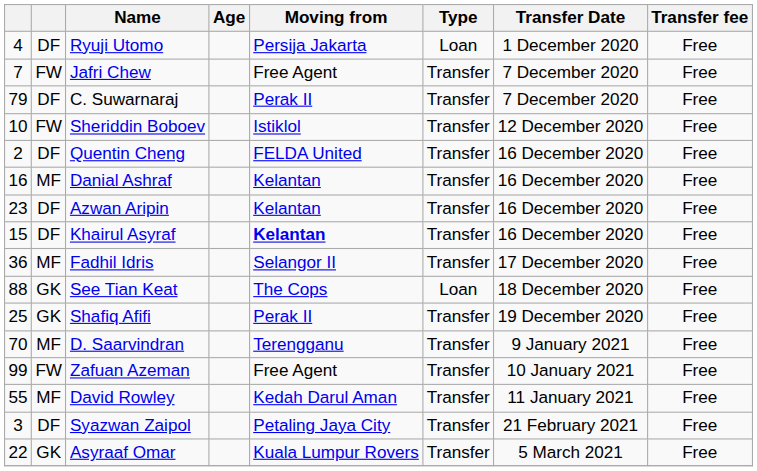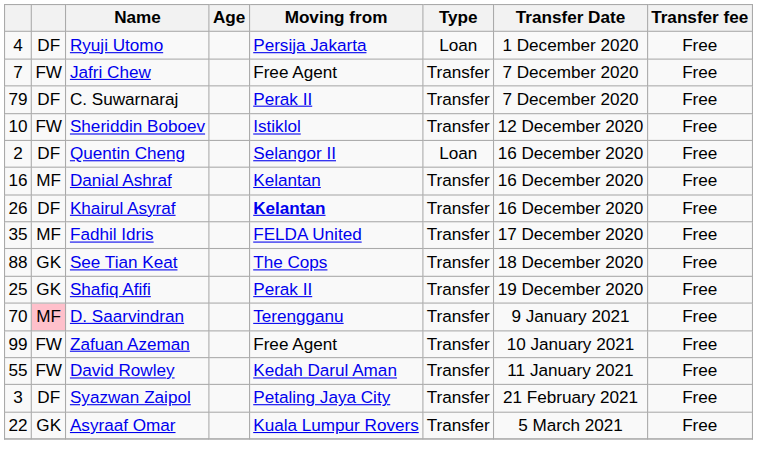(307, 153) FELDA United -> (295, 153) Selangor II
(458, 153) Transfer -> (458, 153) Loan
- row: (119, 208)
(18, 235) 15 -> (18, 208) 26
(18, 262) 36 -> (18, 235) 35
(295, 262) Selangor II -> (307, 235) FELDA United
(458, 289) Loan -> (458, 262) Transfer
(49, 343) no background -> (49, 316) pink background
(49, 398) MF -> (49, 371) FW
